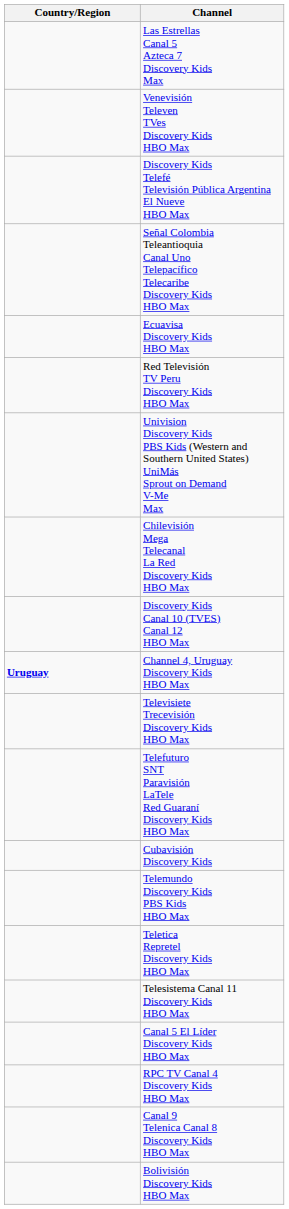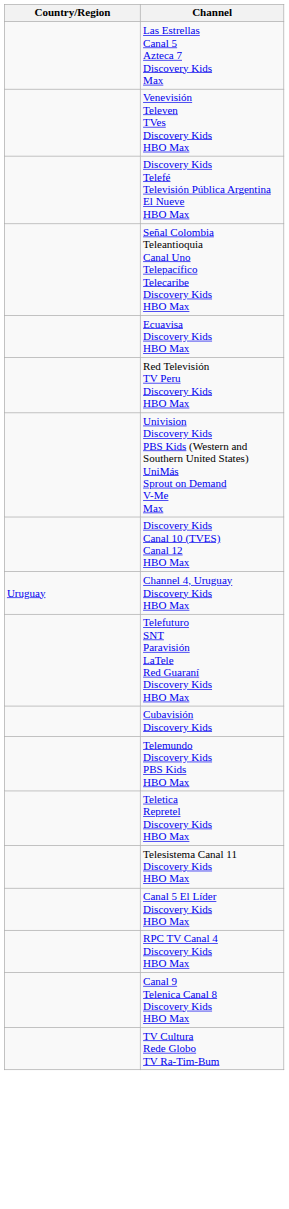- row: (178, 556)
(28, 672) bold -> (26, 593) normal
- row: (178, 721)
- row: (178, 1183)
+ row: (181, 1048)
